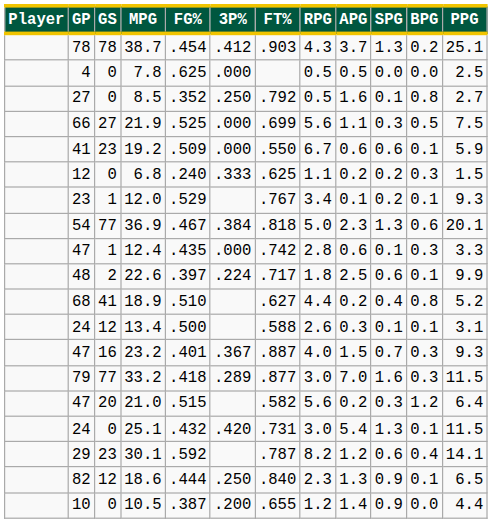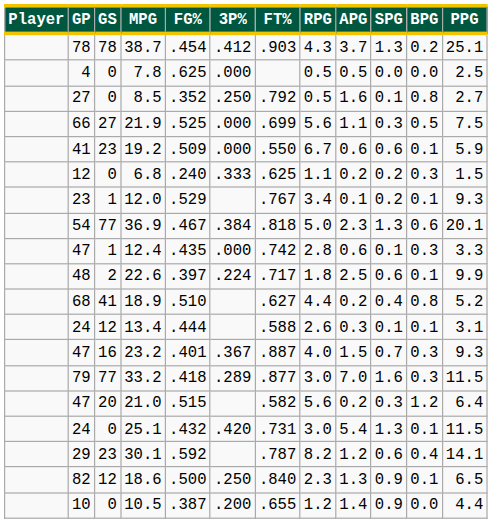(188, 327) .500 -> (188, 327) .444
(188, 480) .444 -> (188, 480) .500
